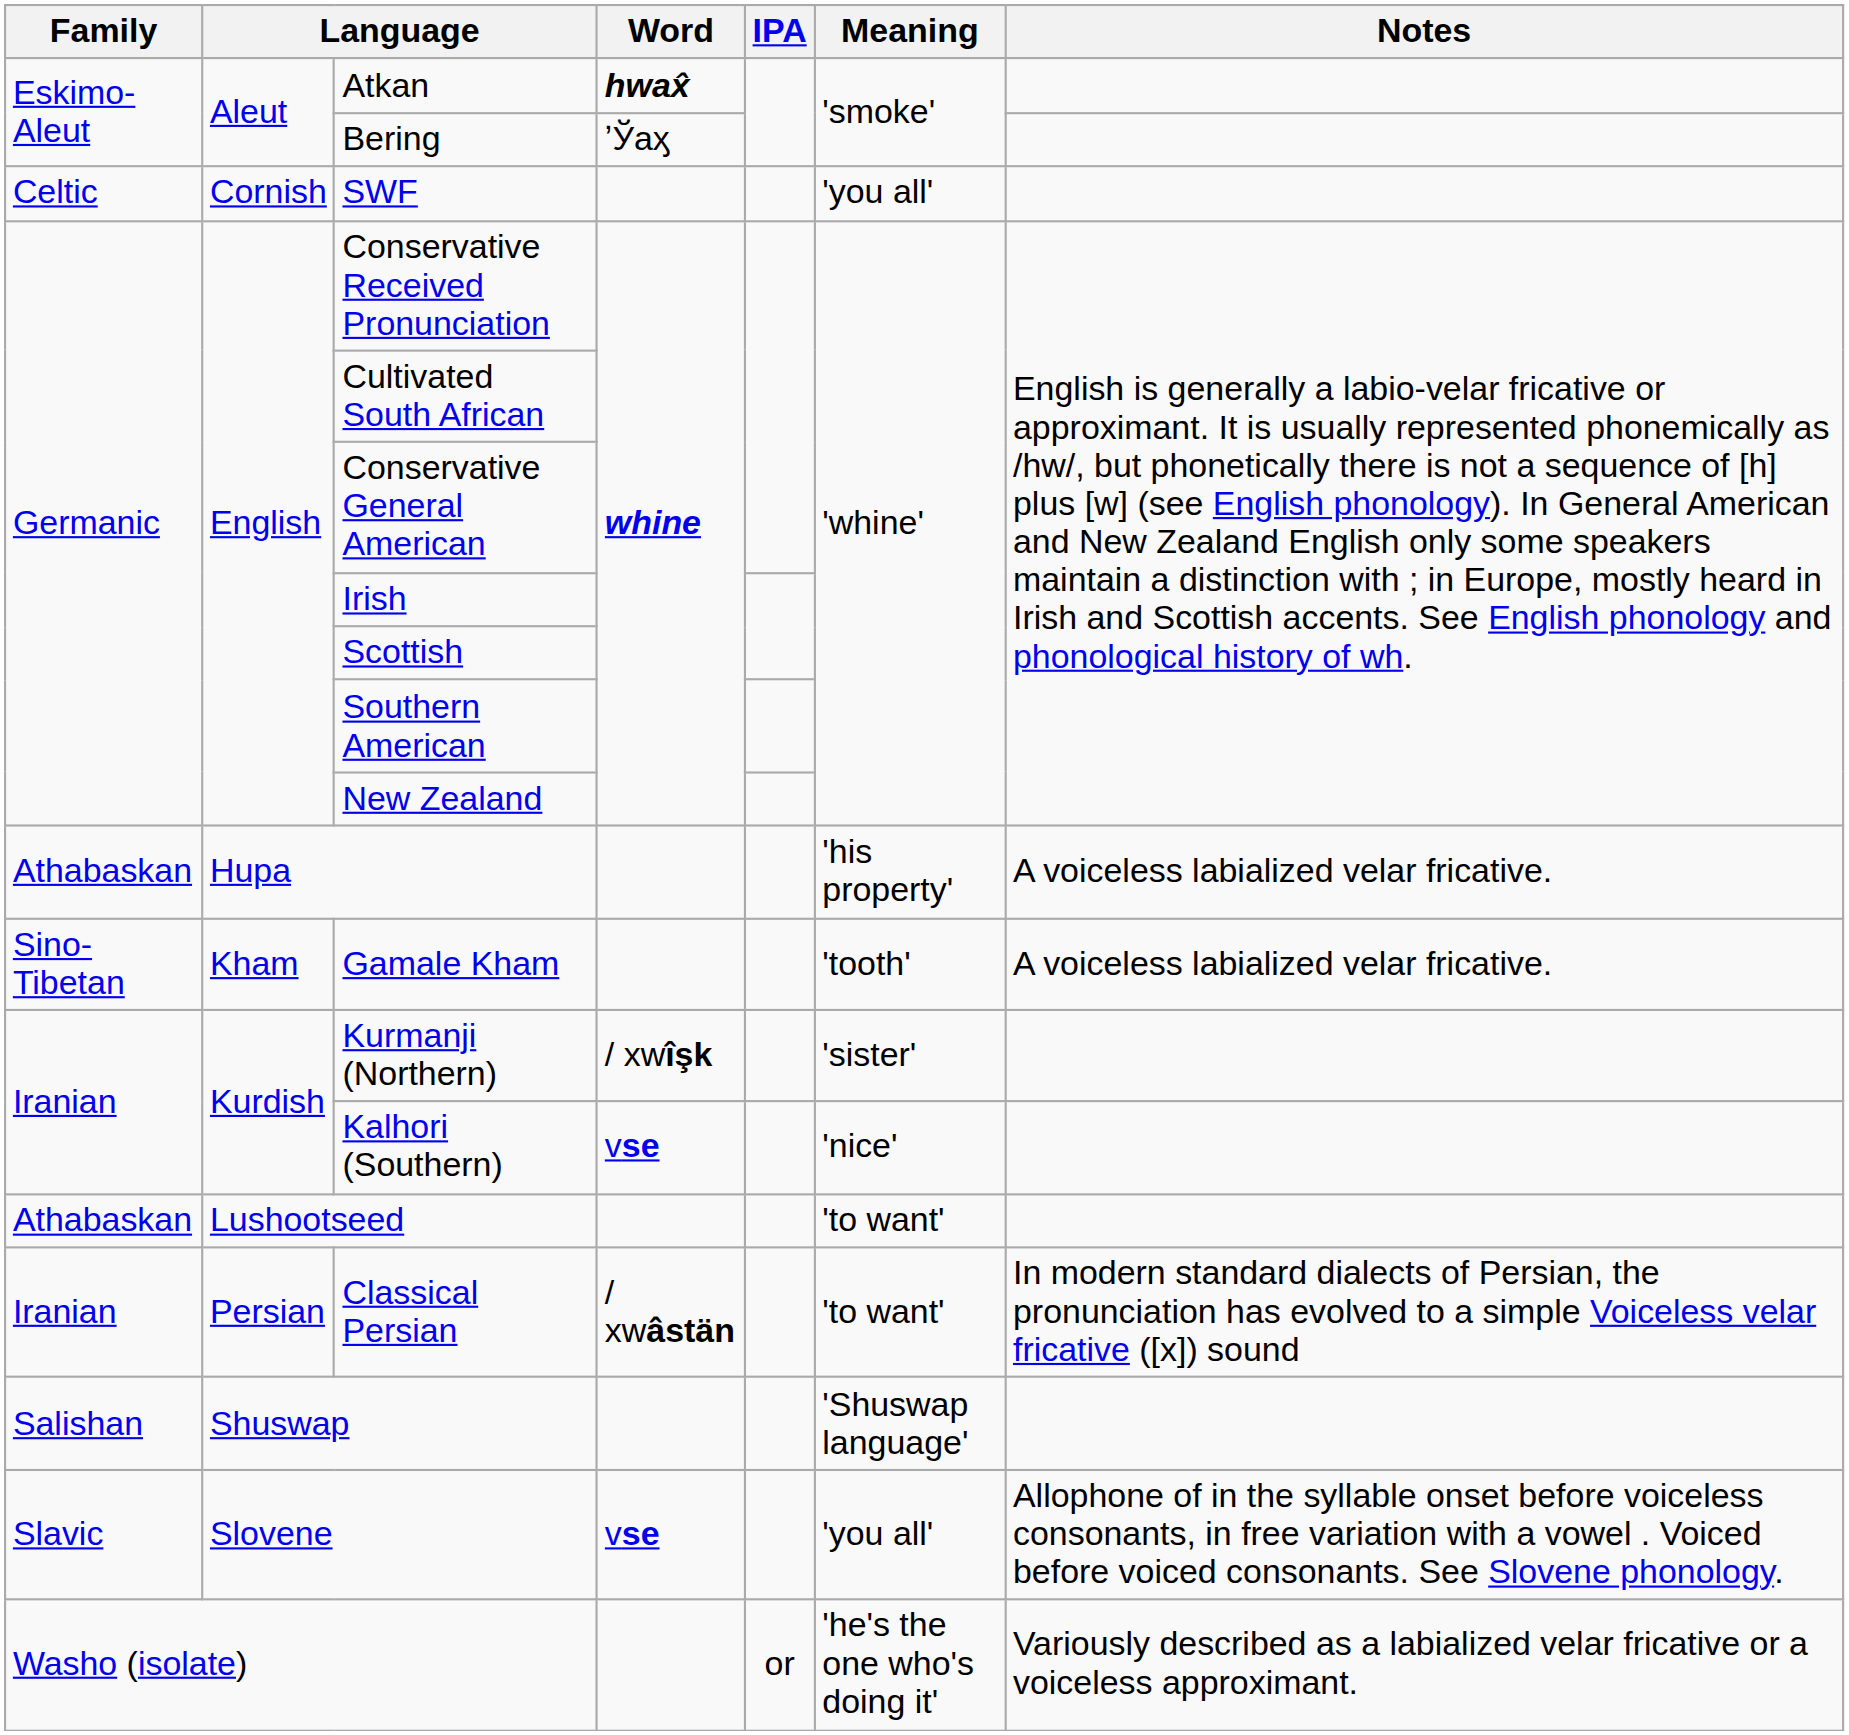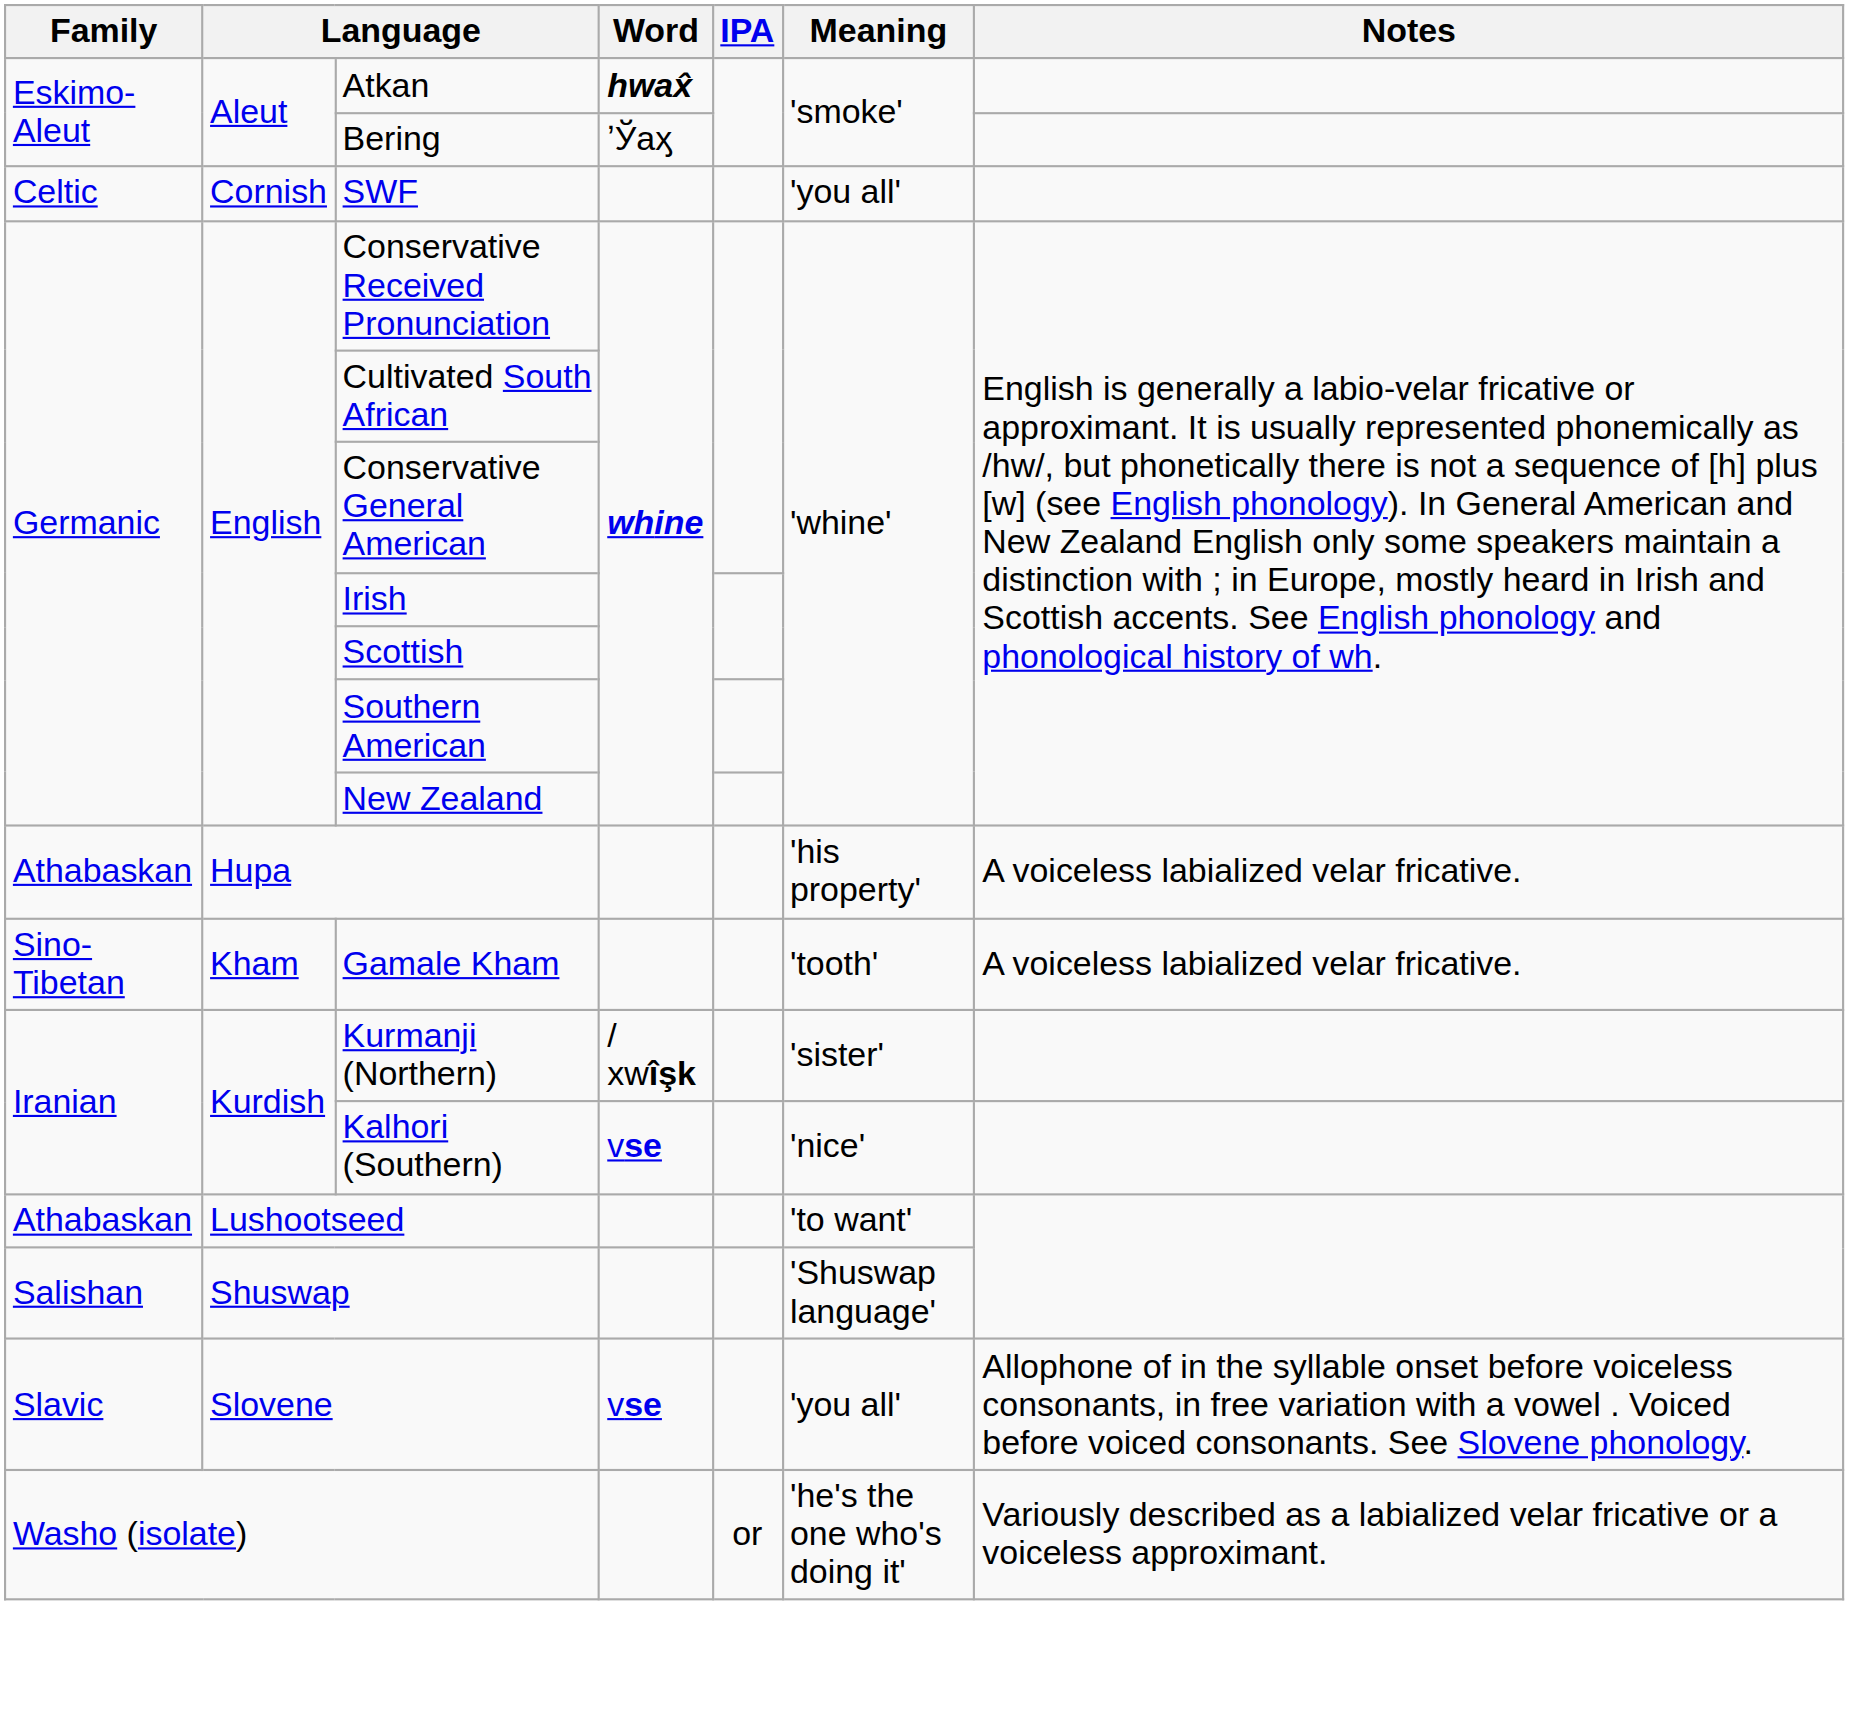- row: (410, 1311)
